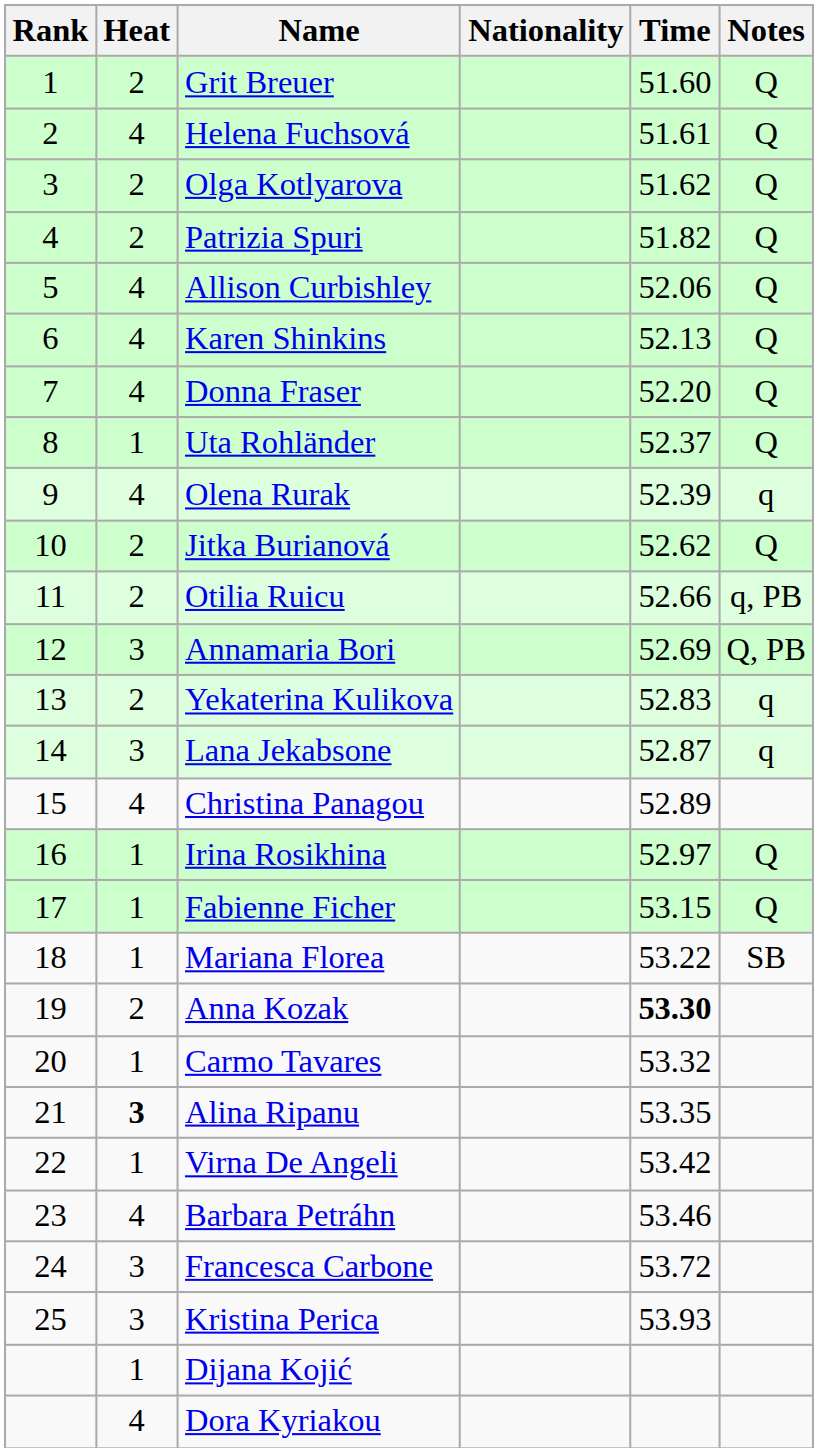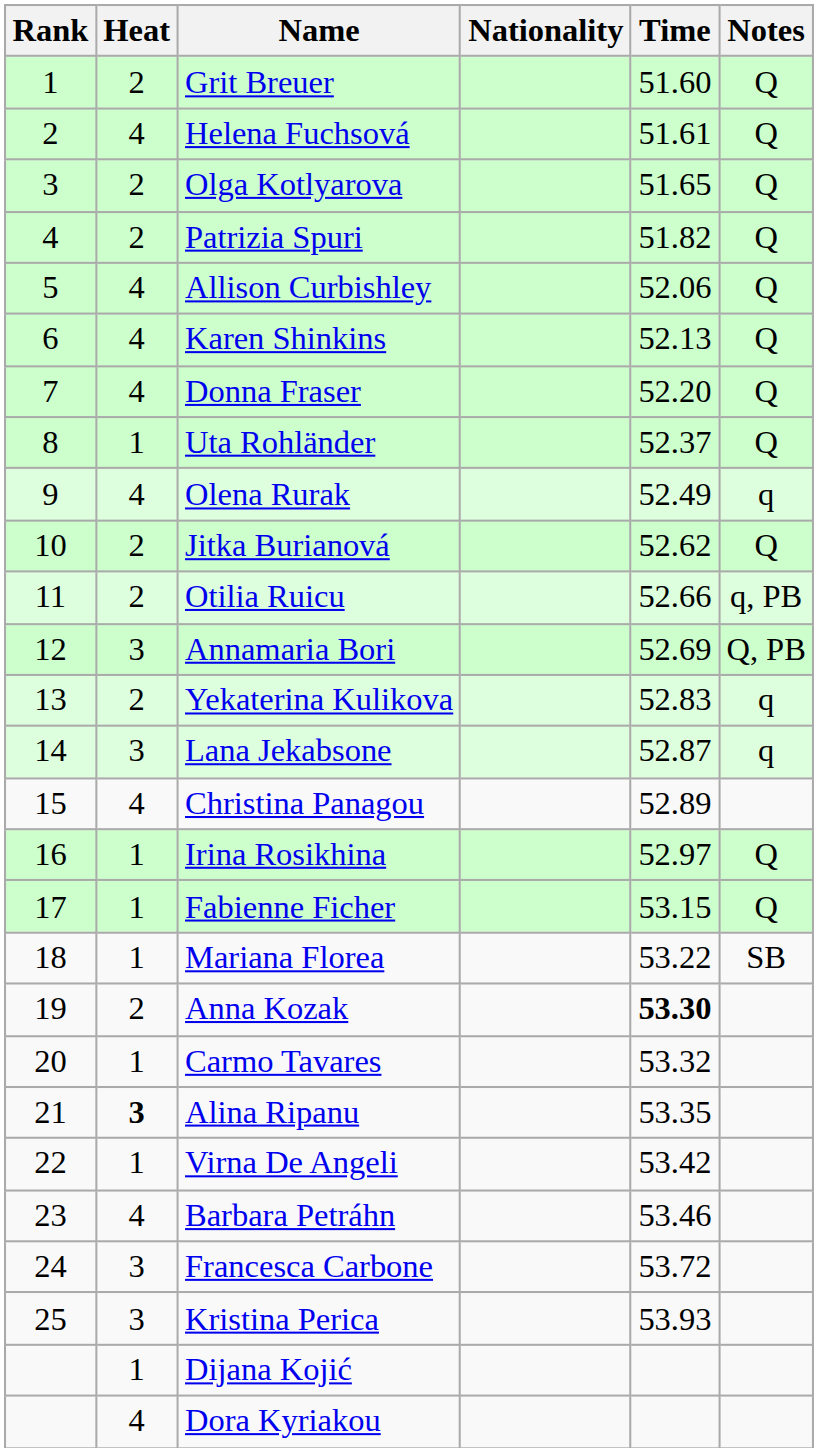(675, 184) 51.62 -> (675, 184) 51.65
(675, 493) 52.39 -> (675, 493) 52.49
